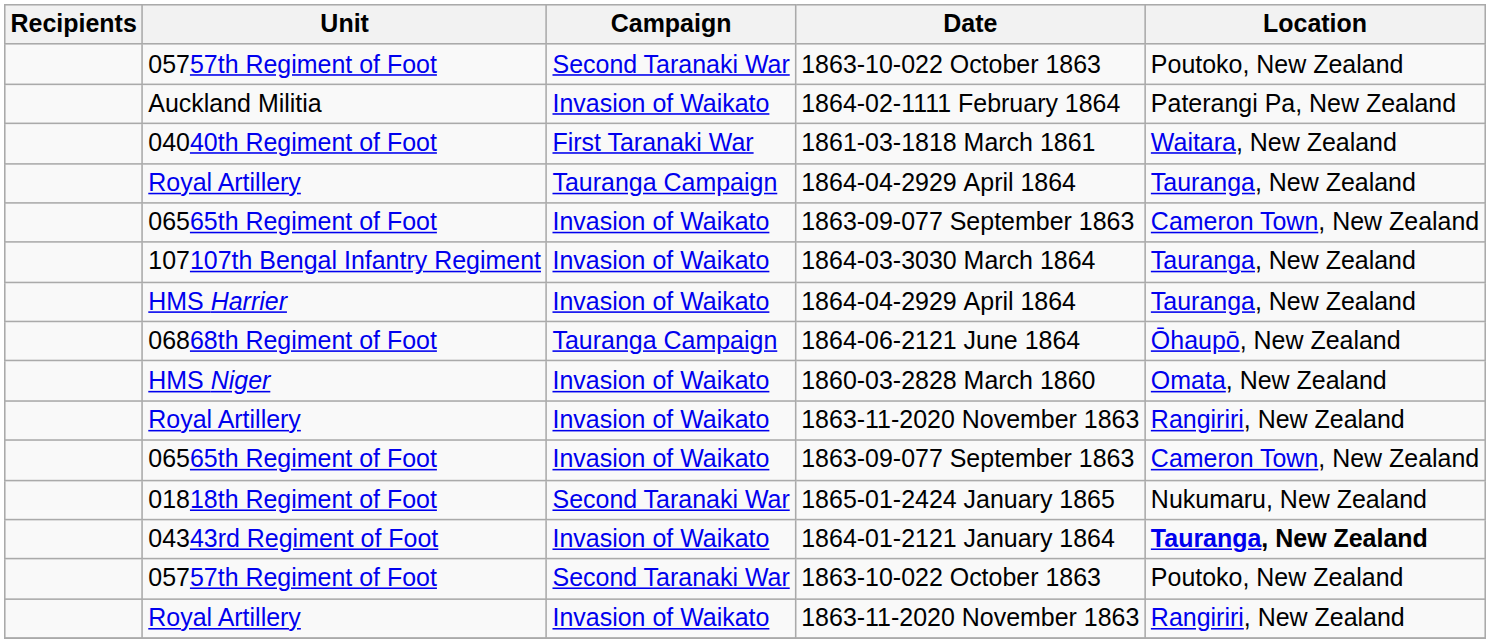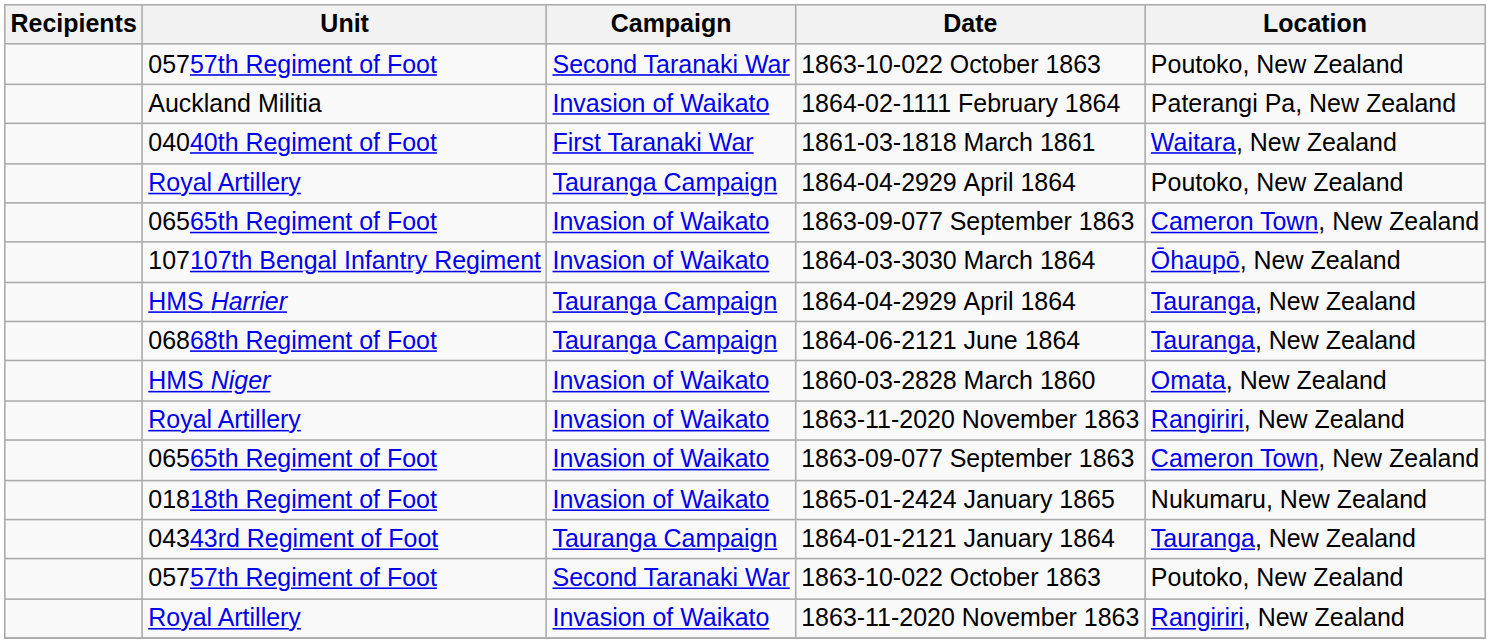(1283, 182) Tauranga, New Zealand -> (1277, 182) Poutoko, New Zealand
(1283, 261) Tauranga, New Zealand -> (1276, 261) Ōhaupō, New Zealand
(661, 301) Invasion of Waikato -> (665, 301) Tauranga Campaign
(1276, 340) Ōhaupō, New Zealand -> (1283, 340) Tauranga, New Zealand
(671, 499) Second Taranaki War -> (661, 499) Invasion of Waikato
(661, 538) Invasion of Waikato -> (665, 538) Tauranga Campaign
(1289, 538) bold -> (1283, 538) normal
